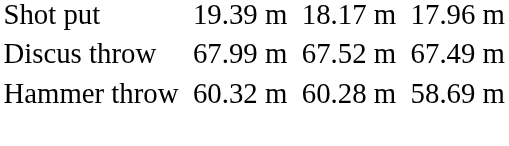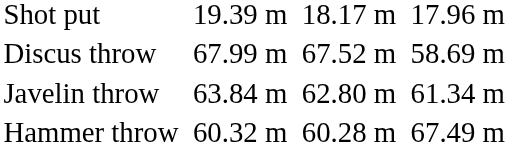(458, 53) 67.49 m -> (458, 53) 58.69 m
+ row: (81, 93)
(458, 93) 58.69 m -> (458, 132) 67.49 m
